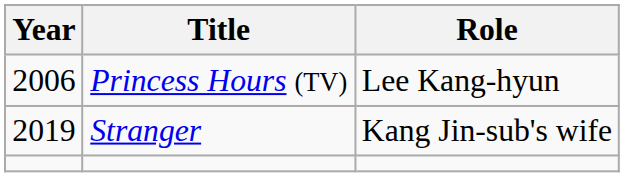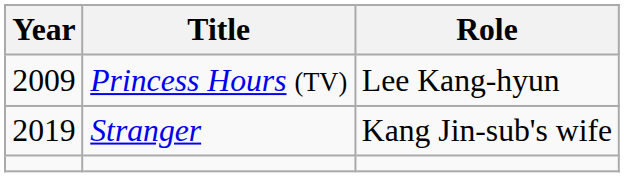(44, 79) 2006 -> (44, 79) 2009
